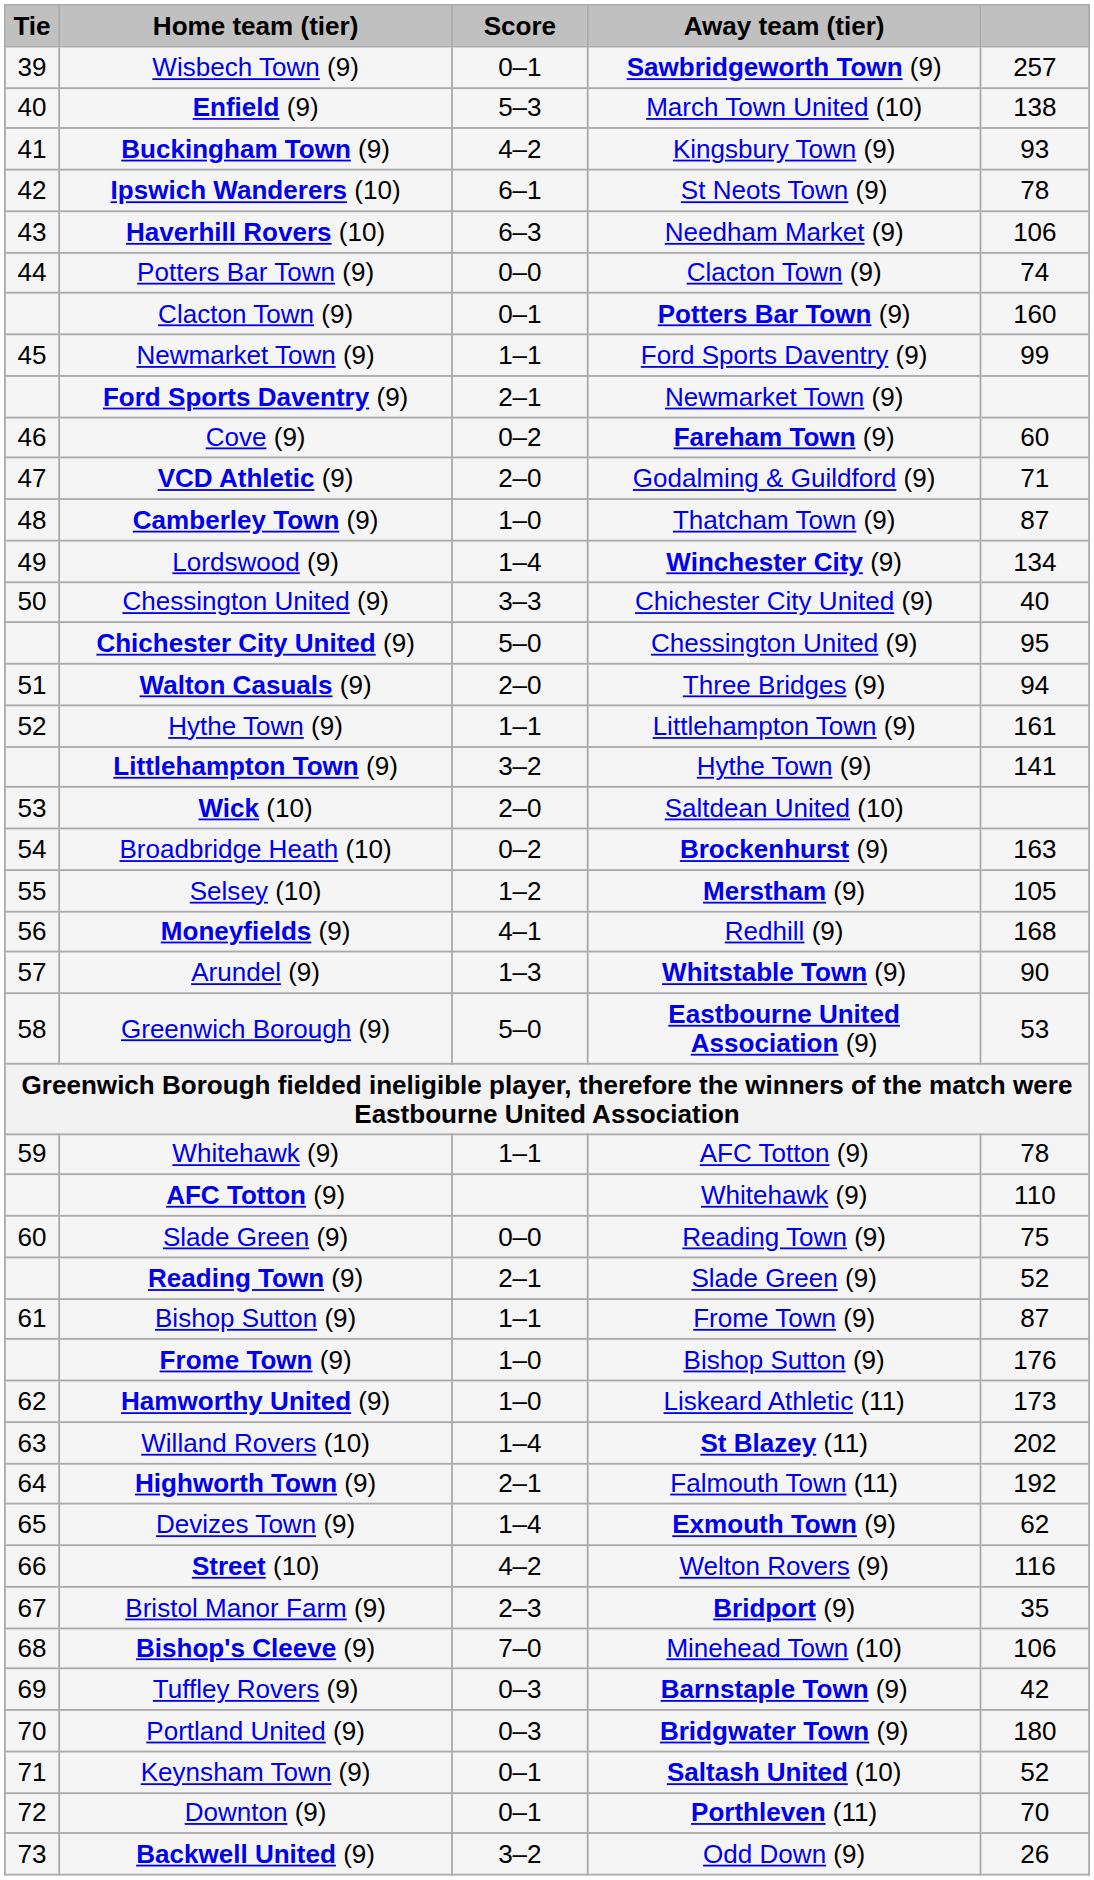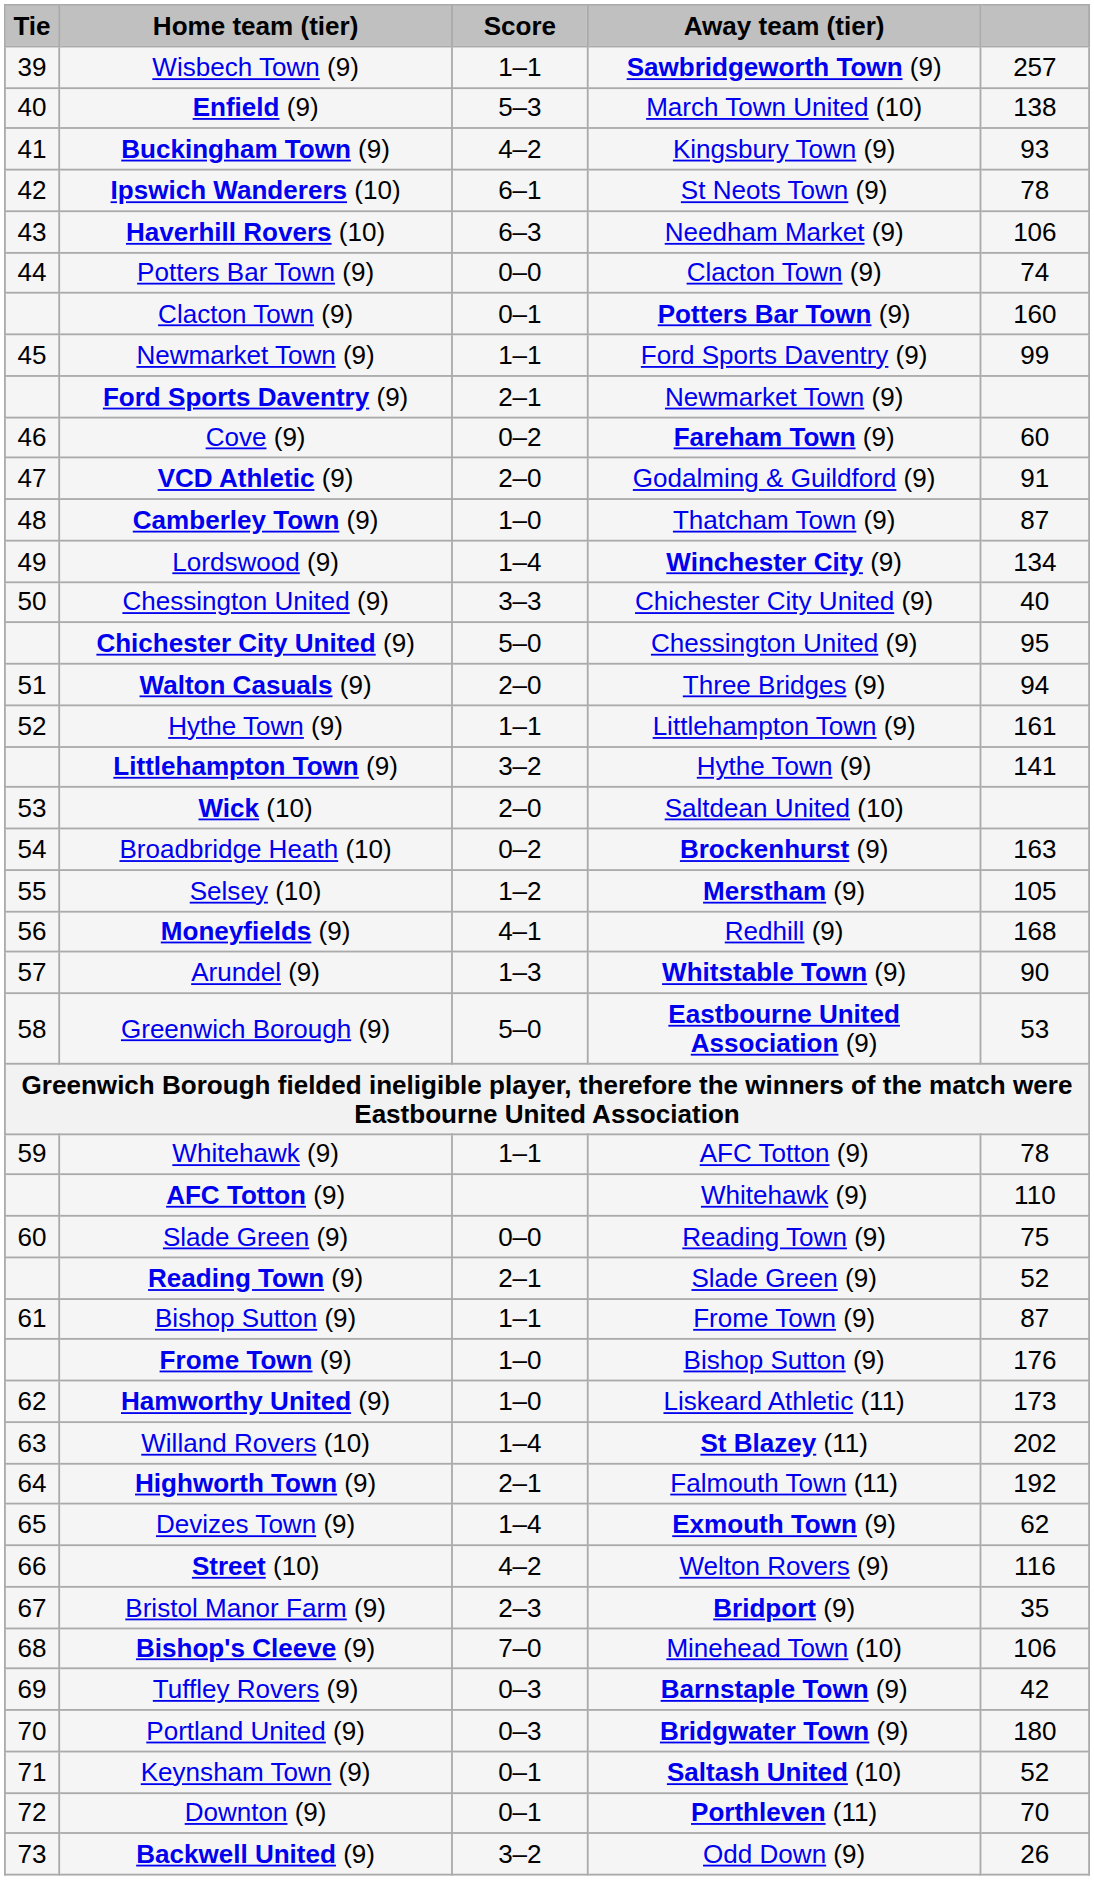(520, 67) 0–1 -> (520, 67) 1–1
(1035, 479) 71 -> (1035, 479) 91
